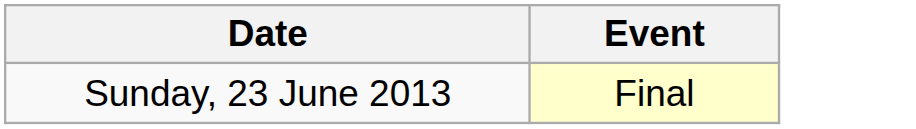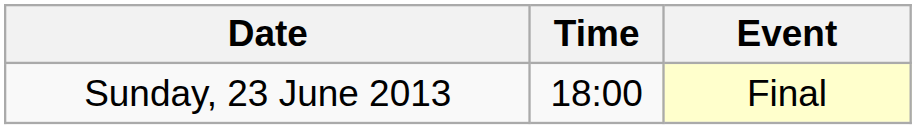+ column: (597, 33)
